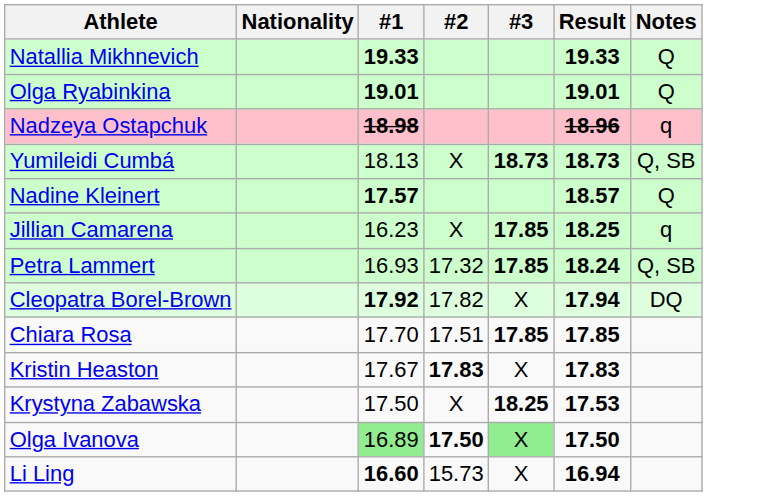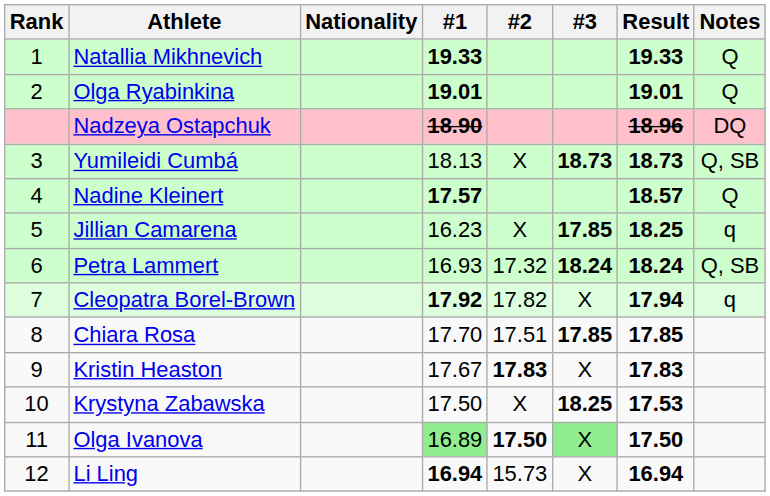+ column: (37, 21)
(391, 126) 18.98 -> (455, 126) 18.90
(666, 126) q -> (730, 126) DQ
(521, 265) 17.85 -> (585, 265) 18.24
(666, 299) DQ -> (730, 299) q
(391, 473) 16.60 -> (455, 473) 16.94
